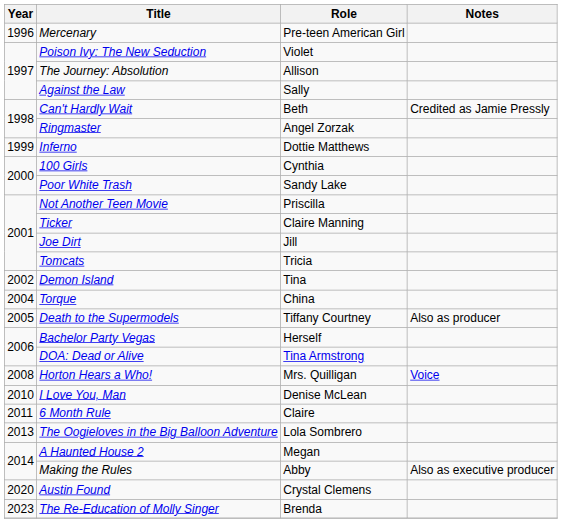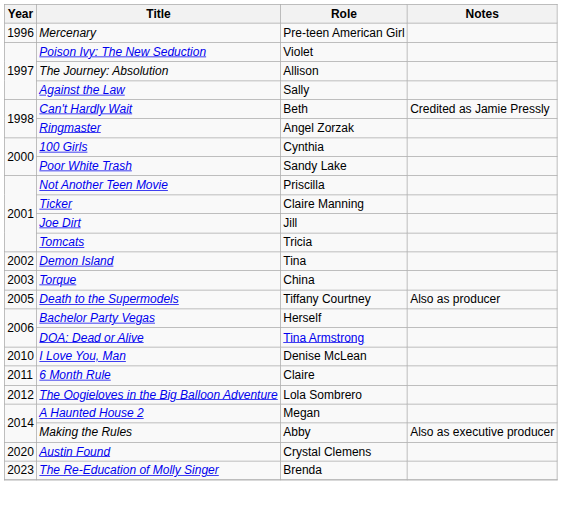- row: (58, 147)
(20, 299) 2004 -> (20, 280) 2003
- row: (96, 375)
(20, 432) 2013 -> (20, 394) 2012
